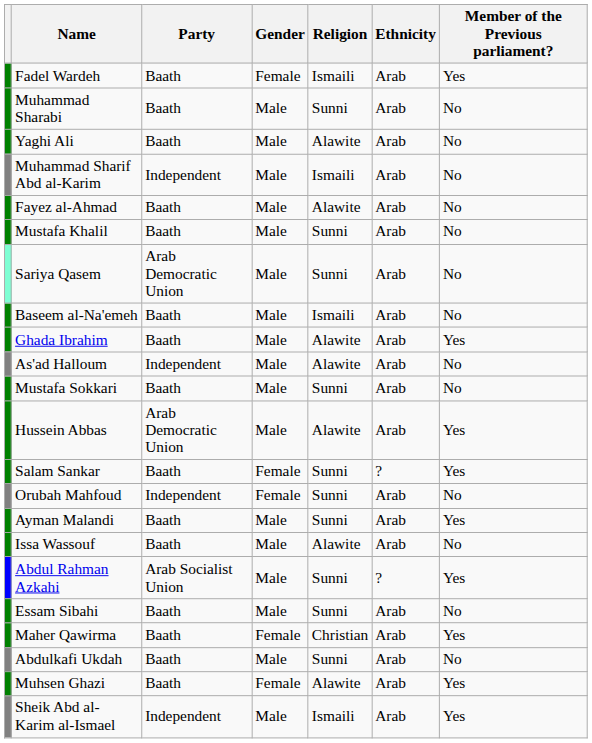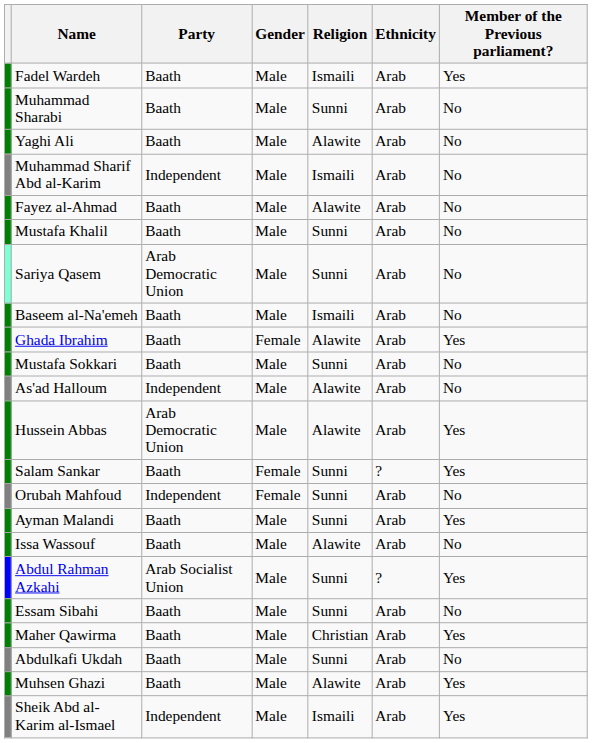(278, 75) Female -> (271, 75) Male
(271, 339) Male -> (278, 339) Female
rows swapped: (66, 388) <-> (61, 363)
(278, 635) Female -> (271, 635) Male
(278, 683) Female -> (271, 683) Male
